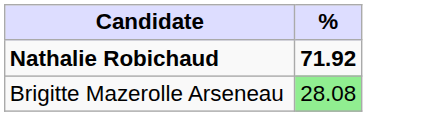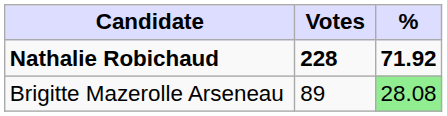+ column: (335, 22)
